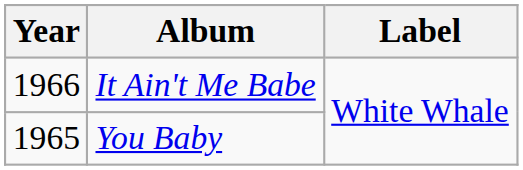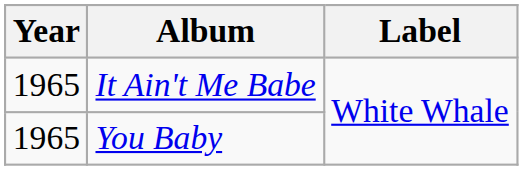(46, 84) 1966 -> (46, 84) 1965
